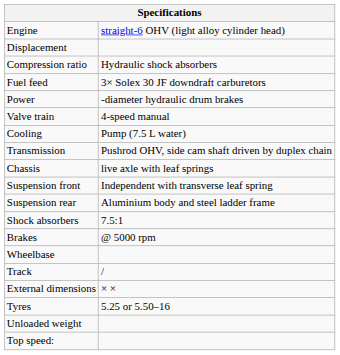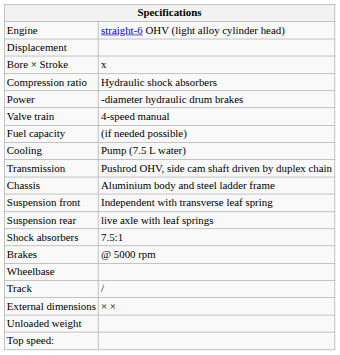+ row: (37, 64)
- row: (27, 82)
+ row: (36, 133)
(157, 168) live axle with leaf springs -> (188, 185) Aluminium body and steel ladder frame
(188, 202) Aluminium body and steel ladder frame -> (157, 220) live axle with leaf springs
- row: (19, 306)
